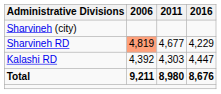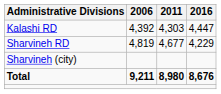rows swapped: (32, 60) <-> (42, 28)
(142, 44) lightsalmon background -> (142, 44) no background
